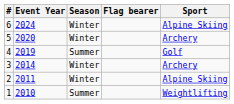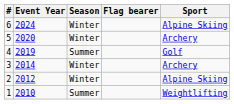(25, 79) 2011 -> (25, 79) 2012
